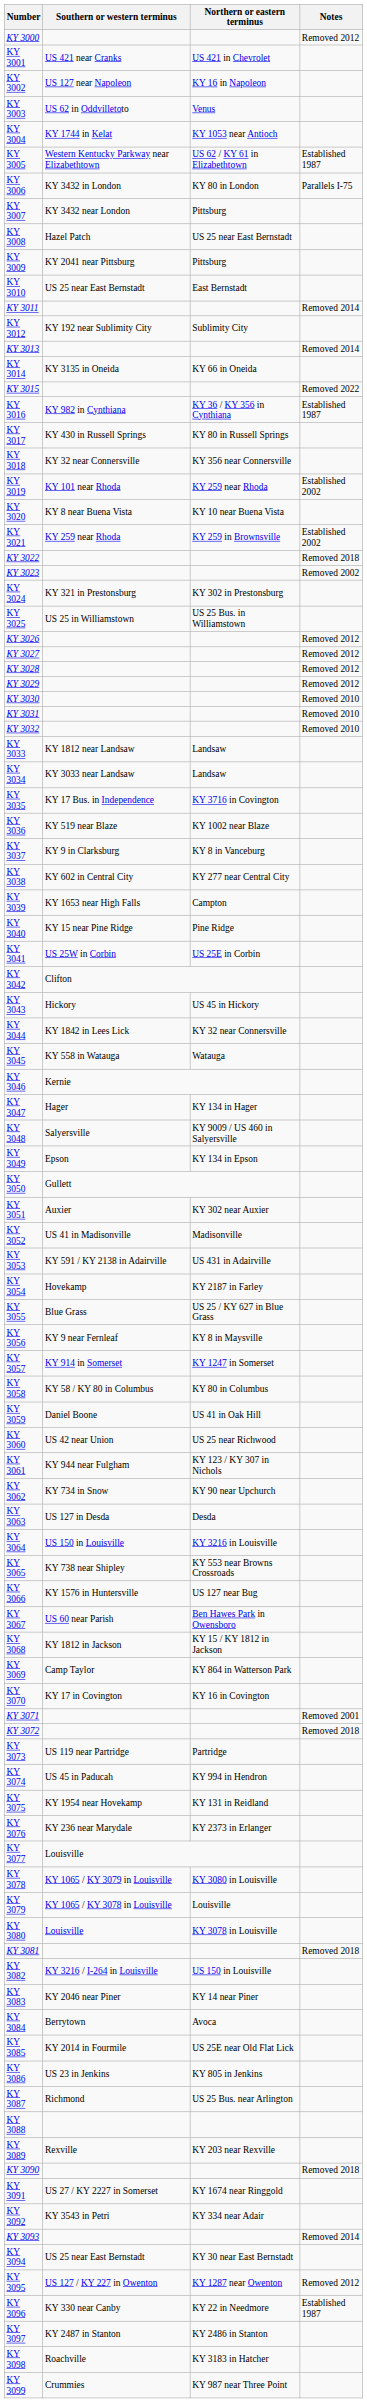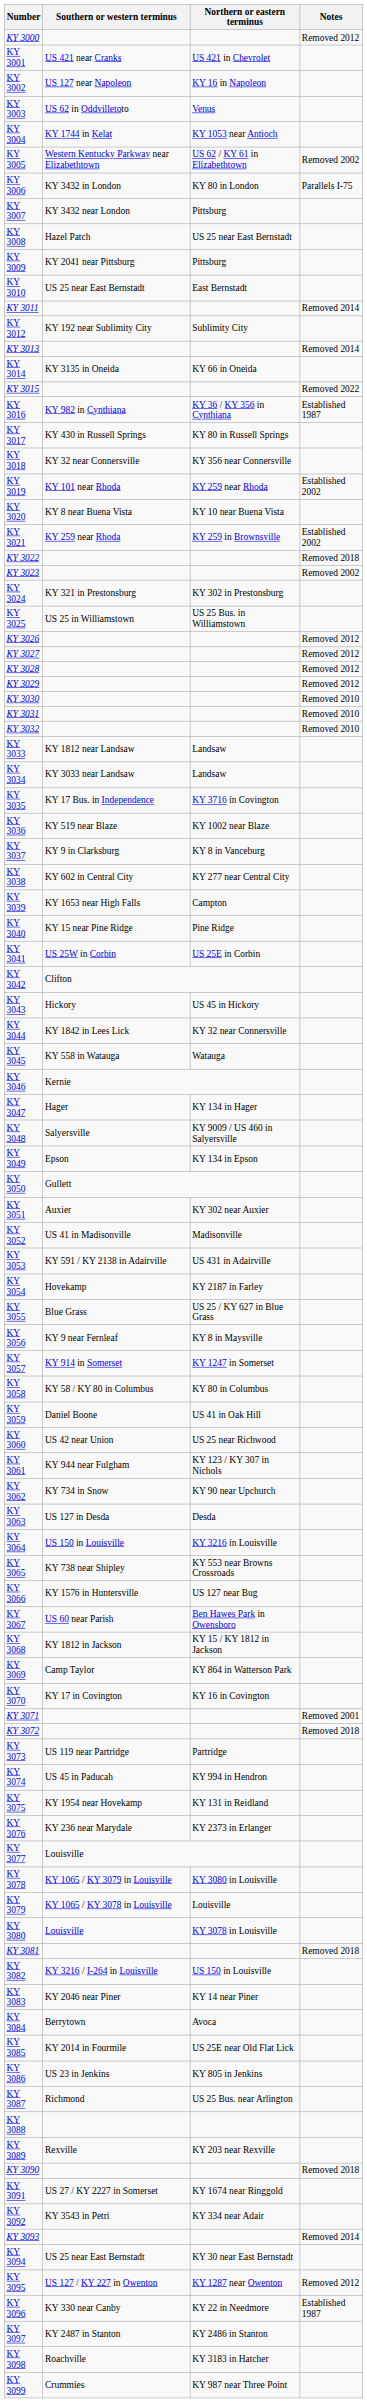(324, 160) Established 1987 -> (331, 160) Removed 2002
